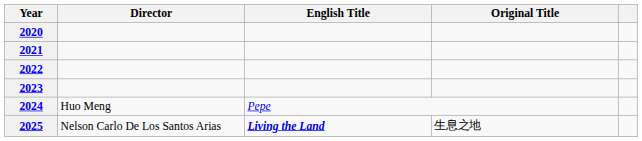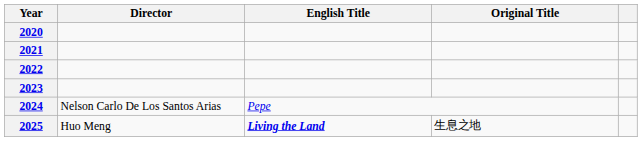(86, 106) Huo Meng -> (141, 106) Nelson Carlo De Los Santos Arias
(141, 125) Nelson Carlo De Los Santos Arias -> (86, 125) Huo Meng
